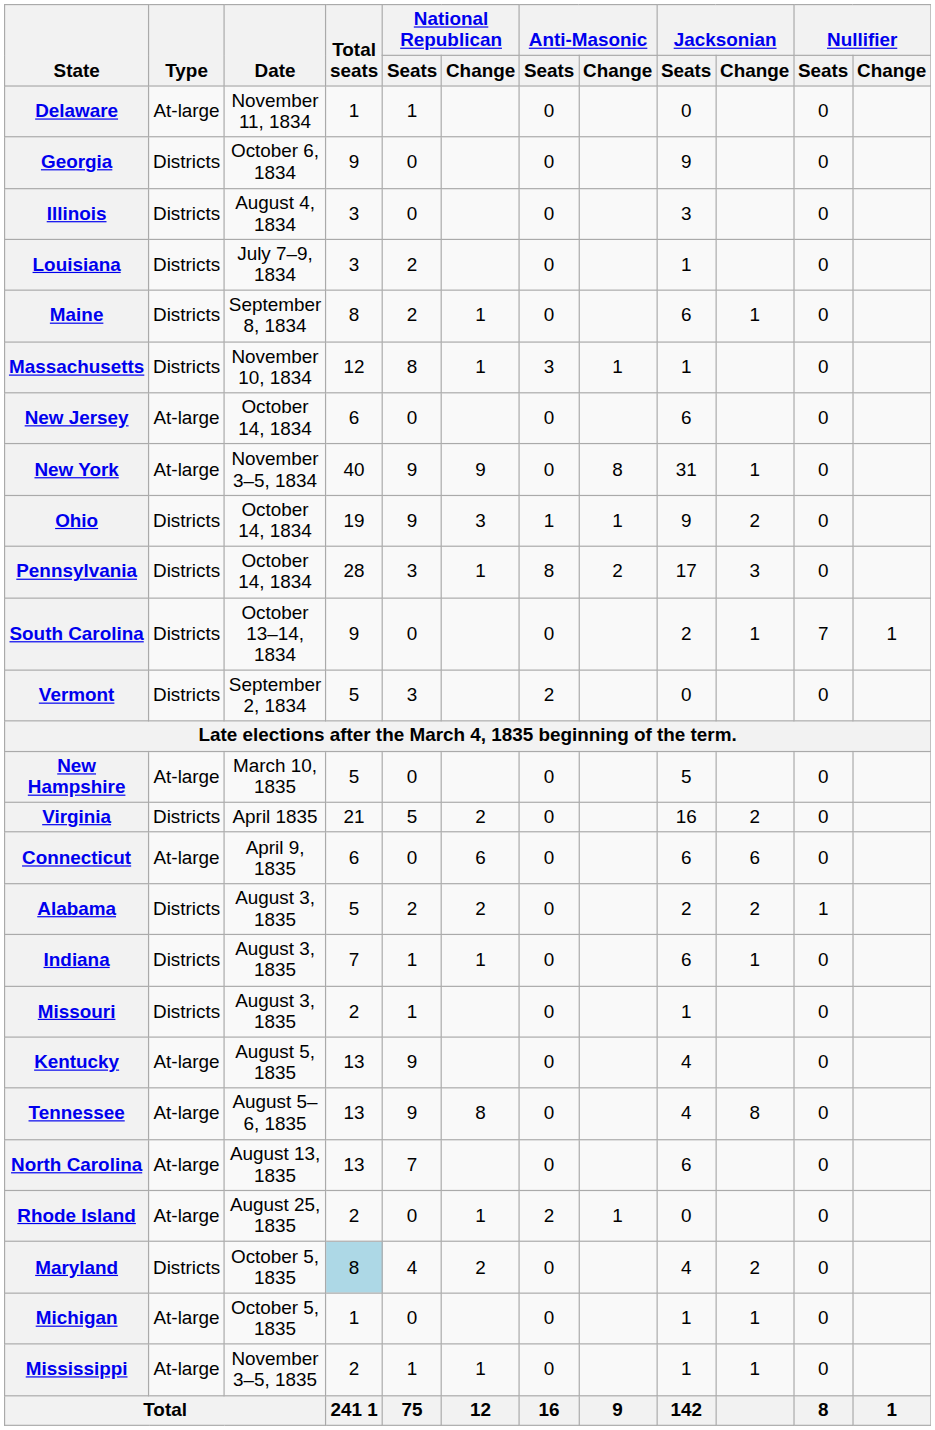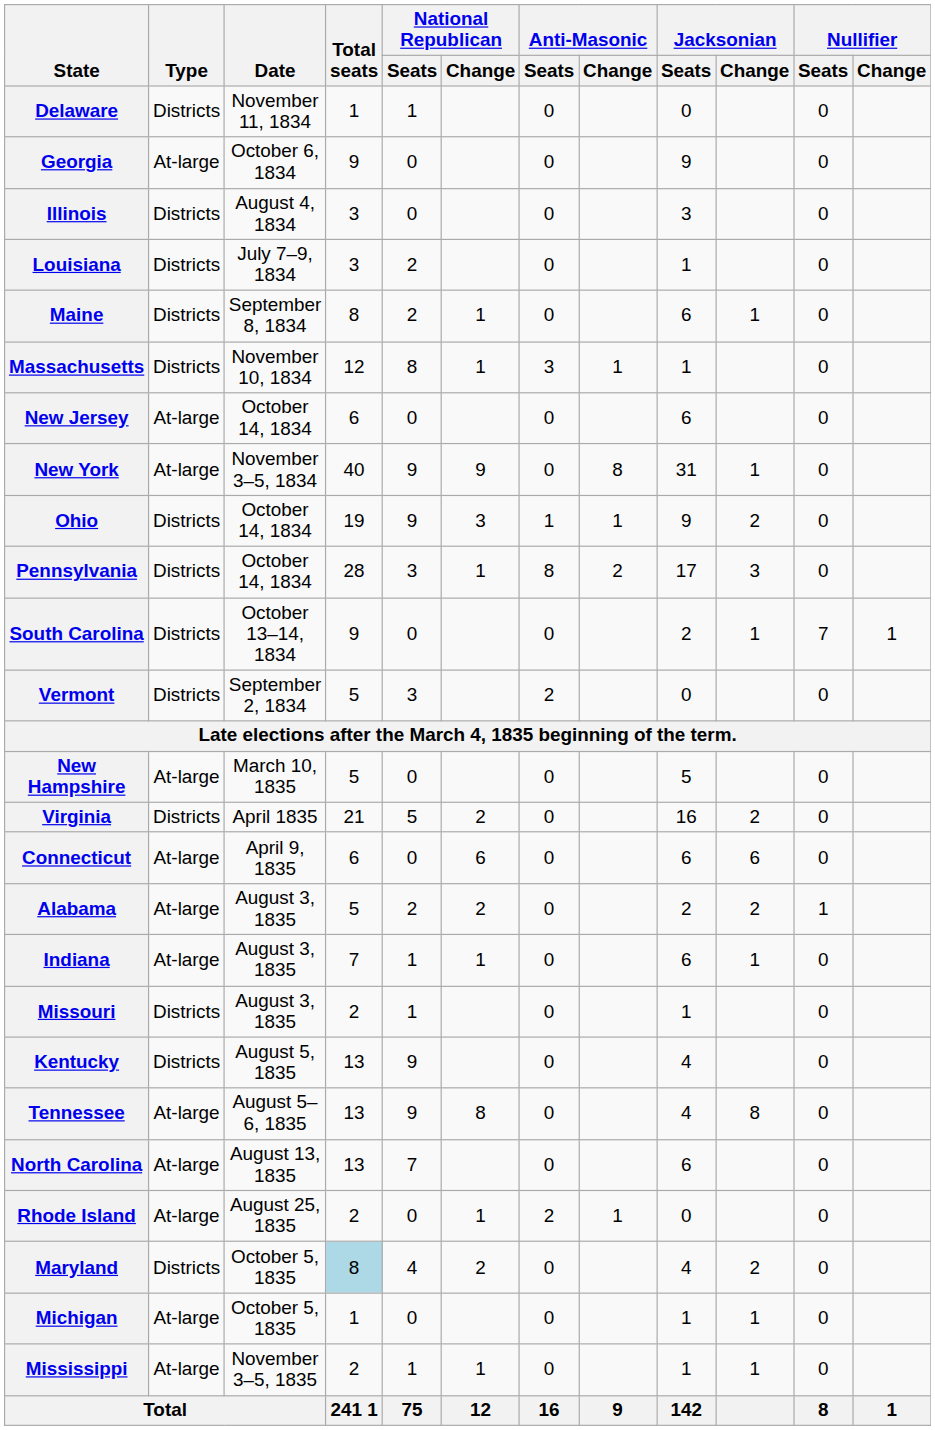(187, 111) At-large -> (187, 111) Districts
(187, 162) Districts -> (187, 162) At-large
(187, 908) Districts -> (187, 908) At-large
(187, 960) Districts -> (187, 960) At-large
(187, 1062) At-large -> (187, 1062) Districts
